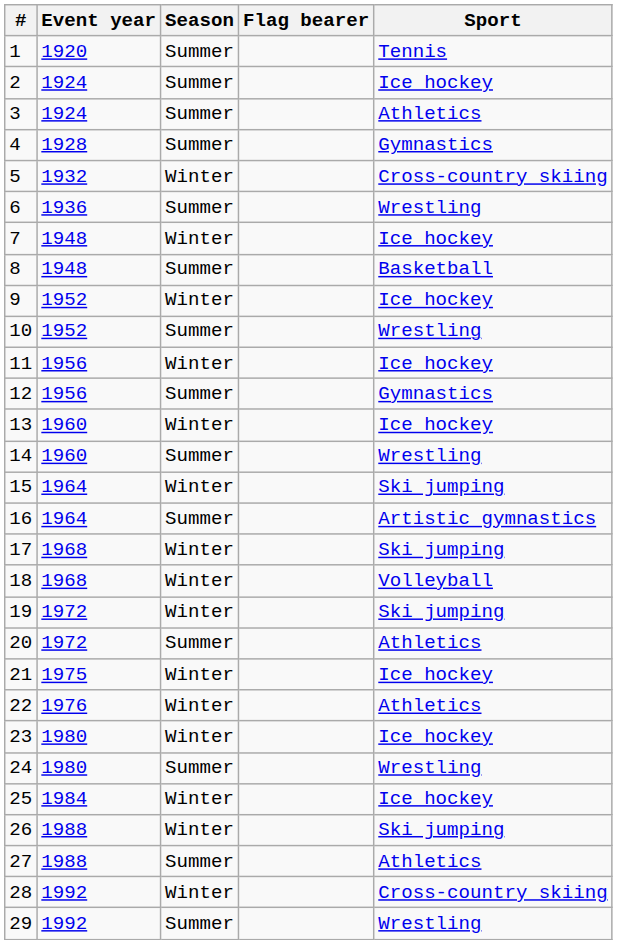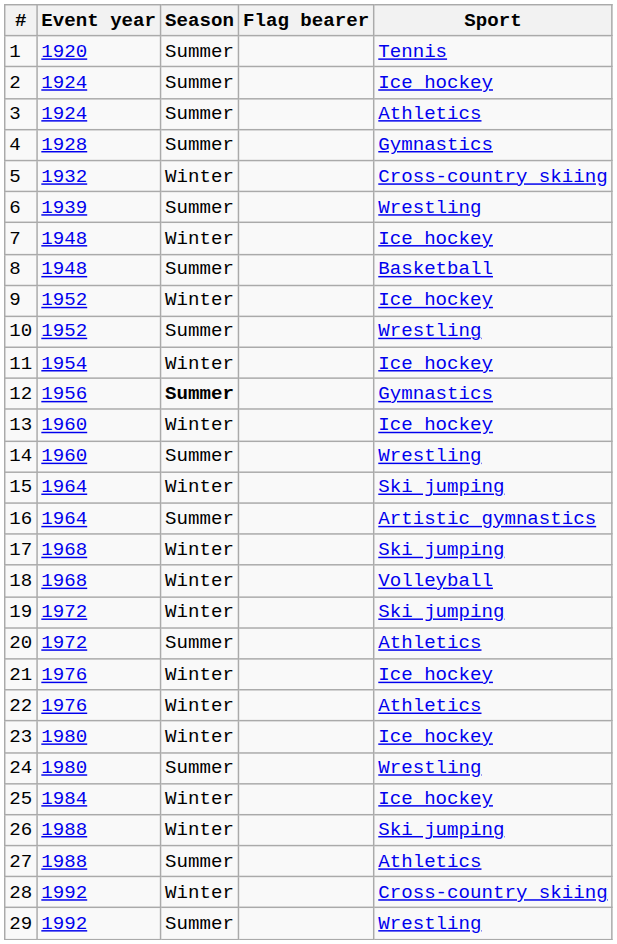(64, 207) 1936 -> (64, 207) 1939
(64, 363) 1956 -> (64, 363) 1954
(200, 394) normal -> (200, 394) bold
(64, 674) 1975 -> (64, 674) 1976
